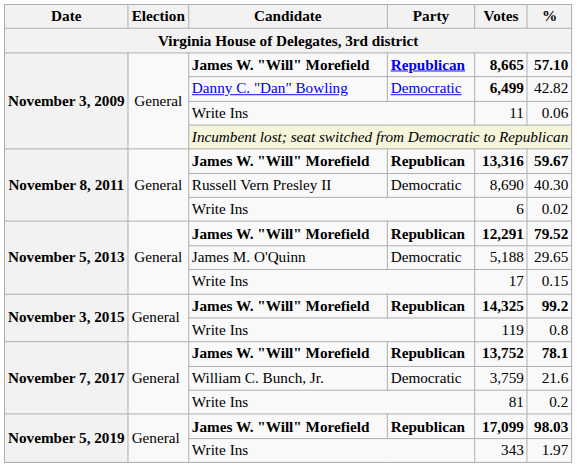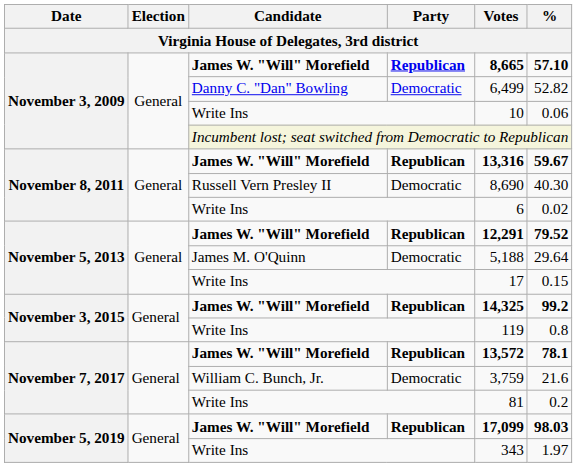(507, 88) bold -> (507, 88) normal
(551, 88) 42.82 -> (551, 88) 52.82
(517, 112) 11 -> (516, 112) 10
(551, 257) 29.65 -> (551, 257) 29.64
(503, 354) 13,752 -> (503, 354) 13,572
